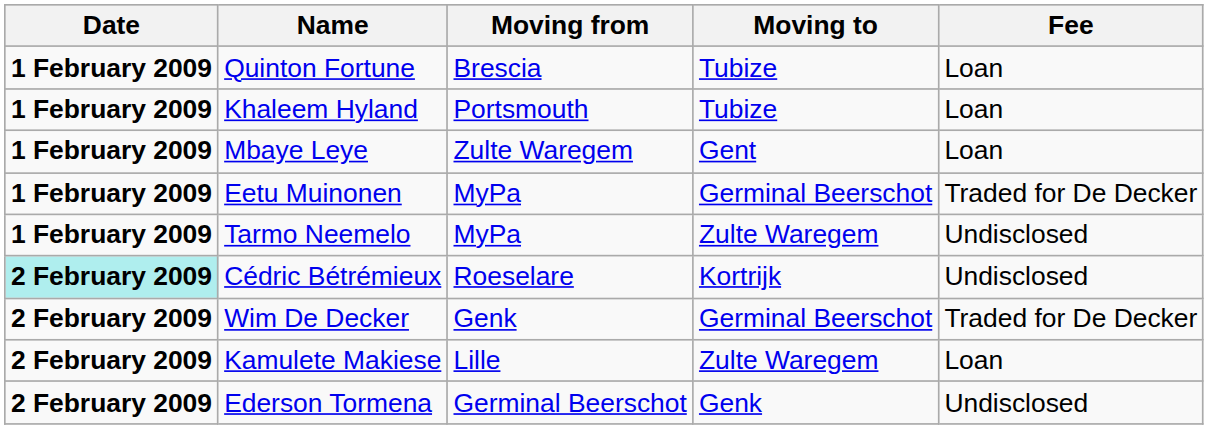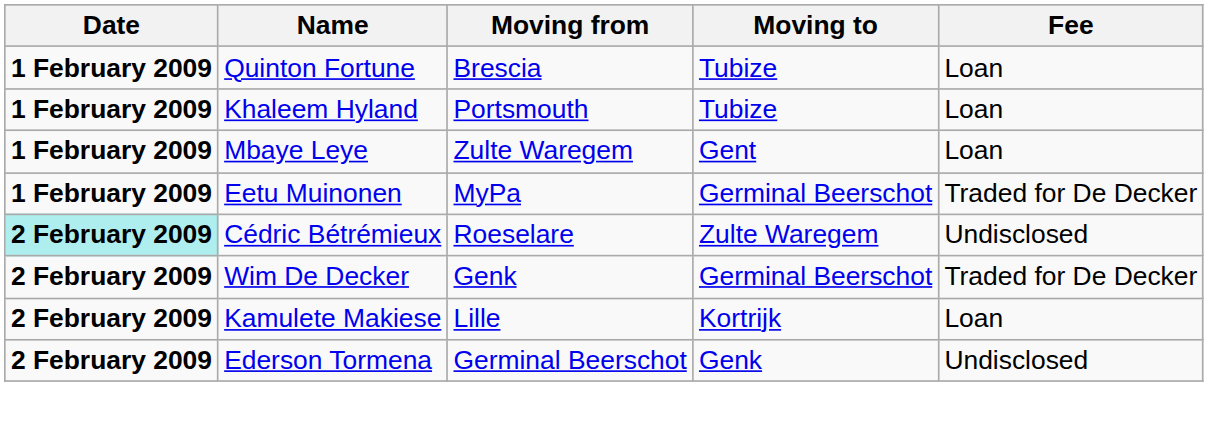- row: (317, 234)
(740, 276) Kortrijk -> (789, 234) Zulte Waregem
(789, 360) Zulte Waregem -> (740, 318) Kortrijk
